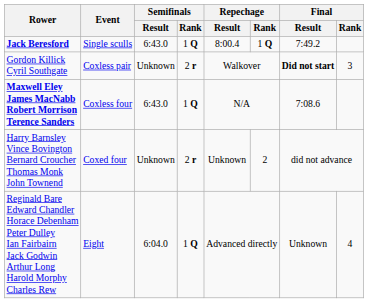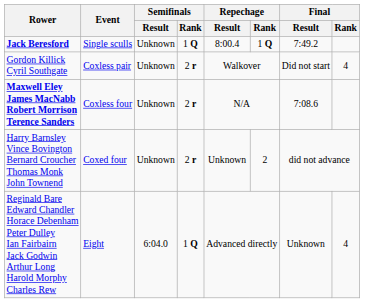(156, 44) 6:43.0 -> (156, 44) Unknown
(308, 66) bold -> (306, 66) normal
(350, 66) 3 -> (346, 66) 4
(156, 104) 6:43.0 -> (156, 104) Unknown
(190, 104) 1 Q -> (190, 104) 2 r
